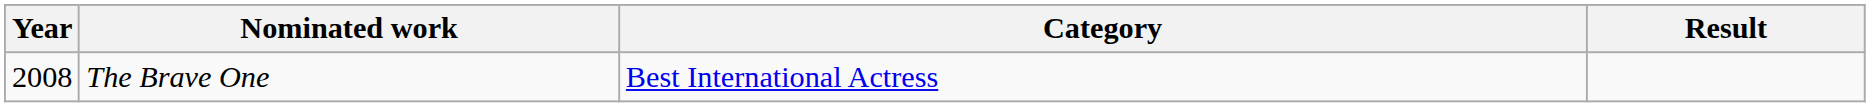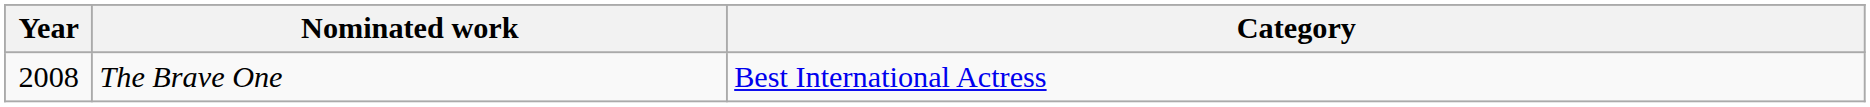- column: (1726, 28)
